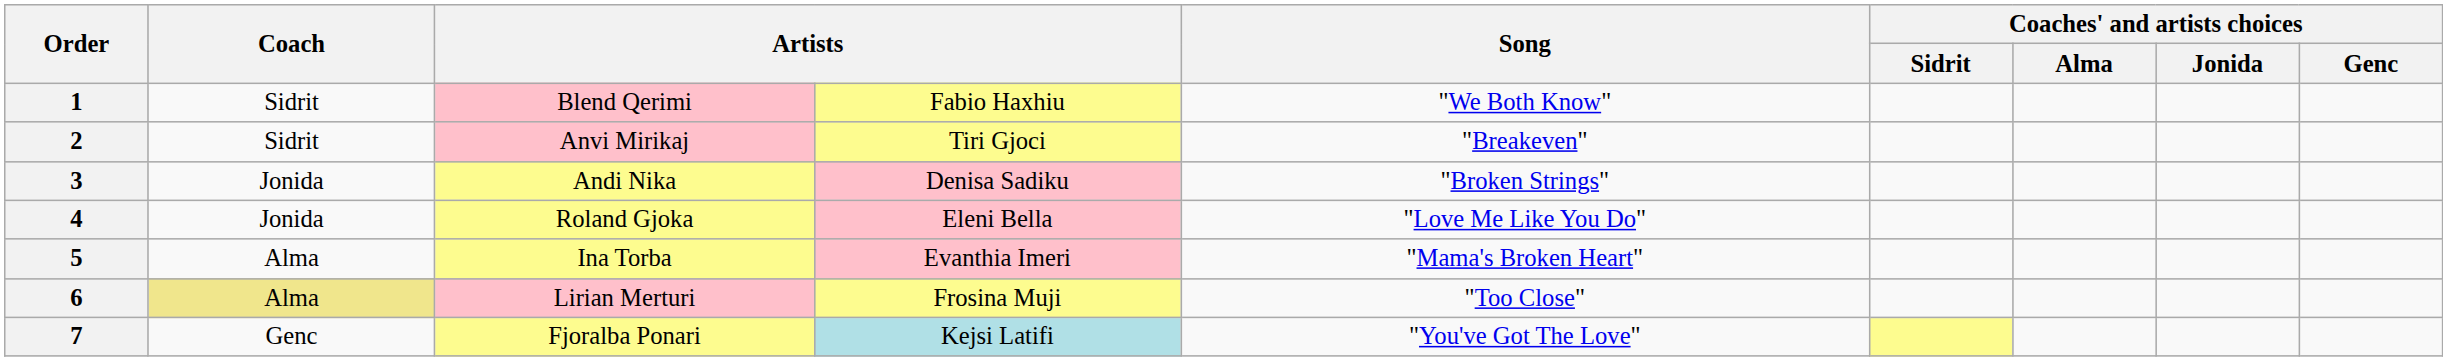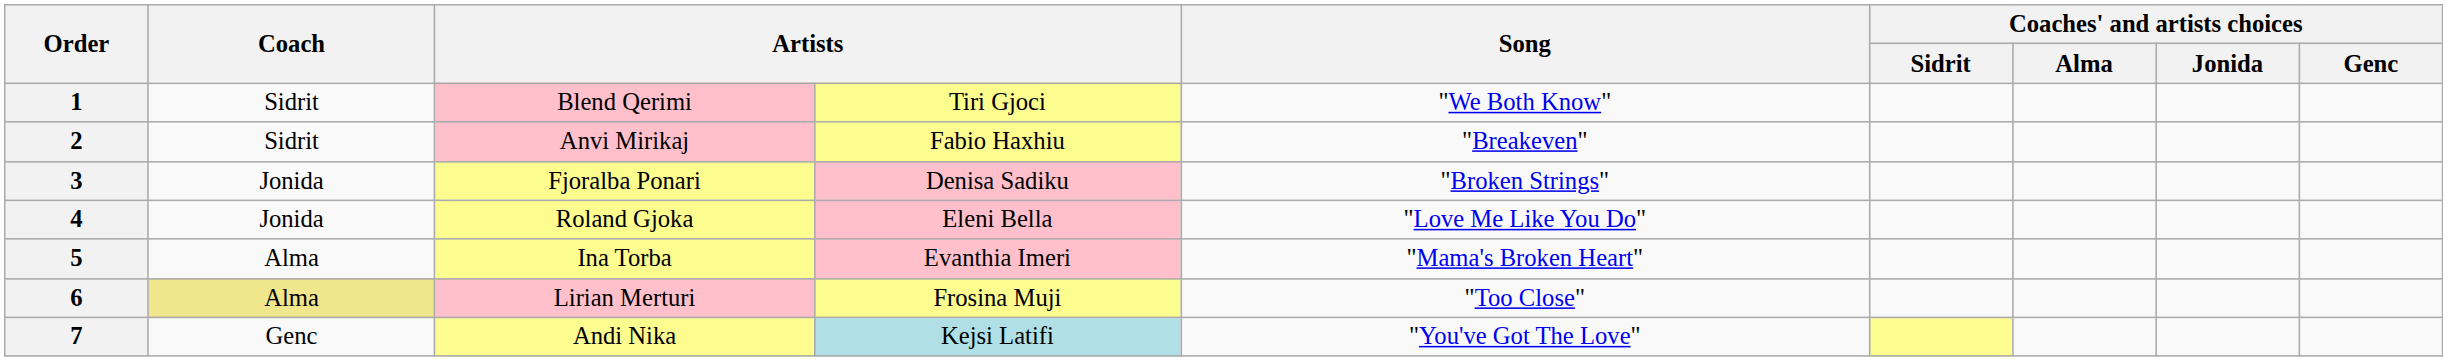(997, 102) Fabio Haxhiu -> (997, 102) Tiri Gjoci
(997, 141) Tiri Gjoci -> (997, 141) Fabio Haxhiu
(625, 180) Andi Nika -> (625, 180) Fjoralba Ponari
(625, 336) Fjoralba Ponari -> (625, 336) Andi Nika
